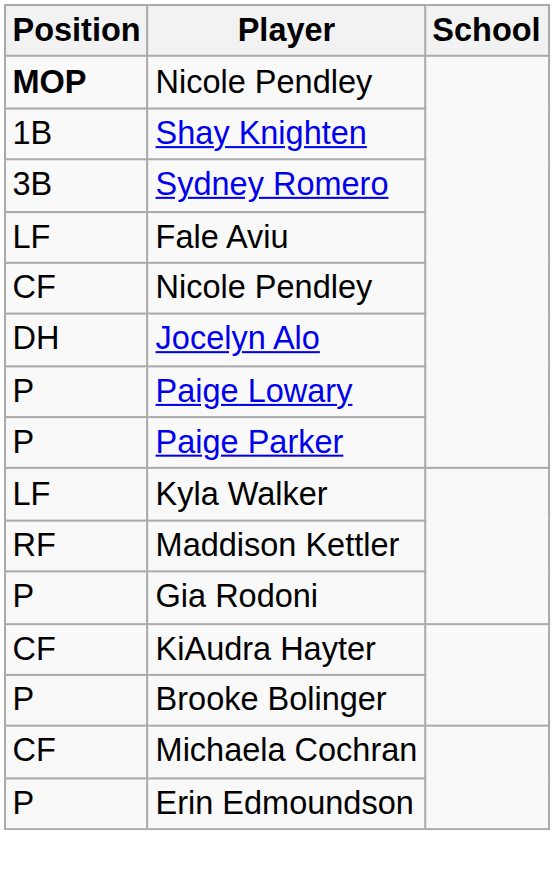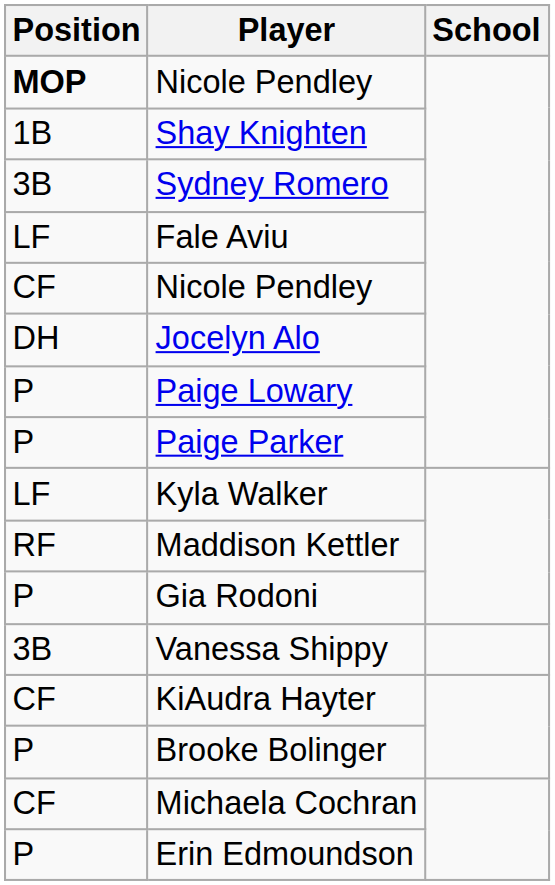+ row: (32, 648)
